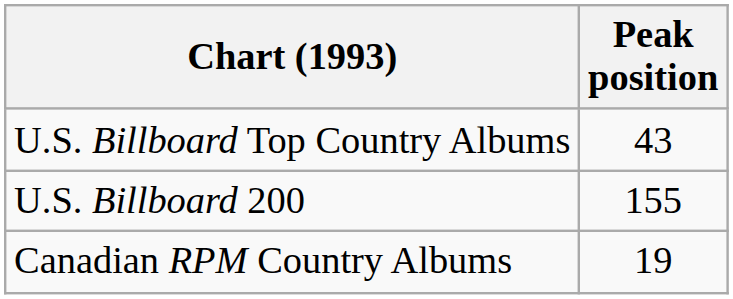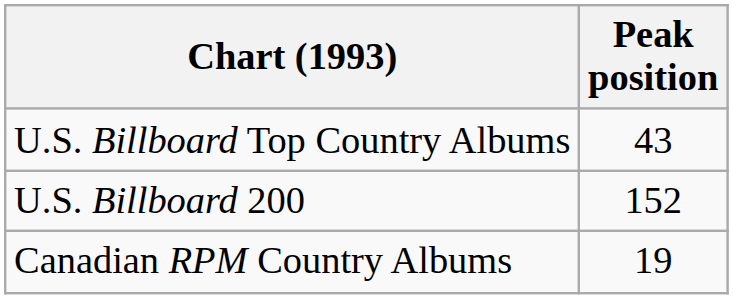(653, 199) 155 -> (653, 199) 152
